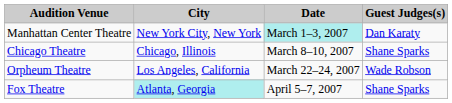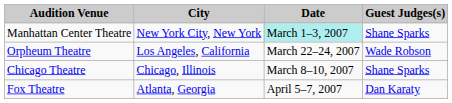(393, 32) Dan Karaty -> (397, 32) Shane Sparks
rows swapped: (46, 51) <-> (49, 70)
(176, 88) paleturquoise background -> (176, 88) no background
(397, 88) Shane Sparks -> (393, 88) Dan Karaty
